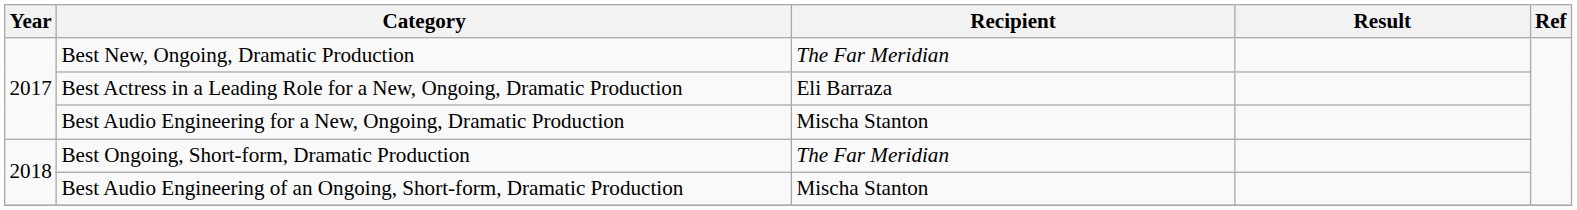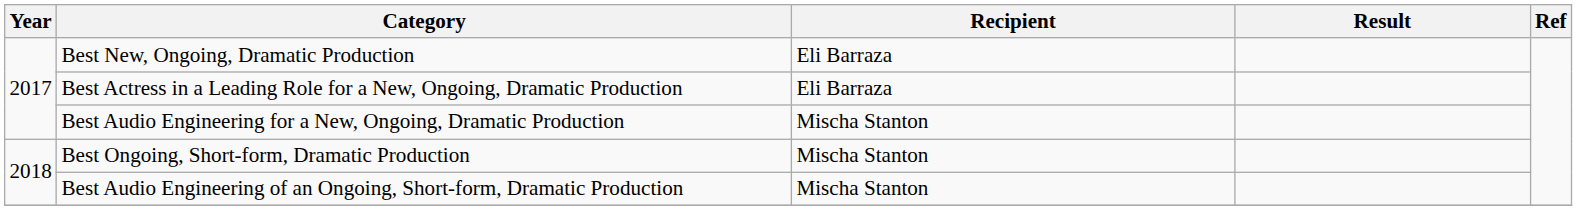(873, 54) The Far Meridian -> (844, 54) Eli Barraza
(873, 155) The Far Meridian -> (862, 155) Mischa Stanton
